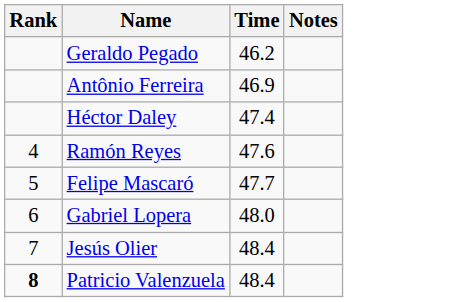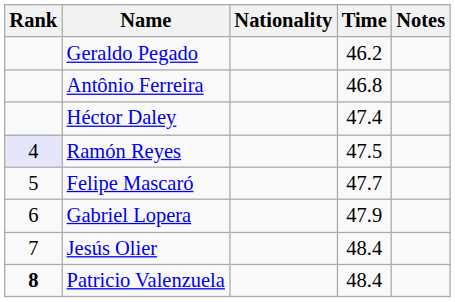+ column: (283, 20)
(257, 85) 46.9 -> (364, 85) 46.8
(33, 150) no background -> (33, 150) lavender background
(257, 150) 47.6 -> (364, 150) 47.5
(257, 215) 48.0 -> (364, 215) 47.9
